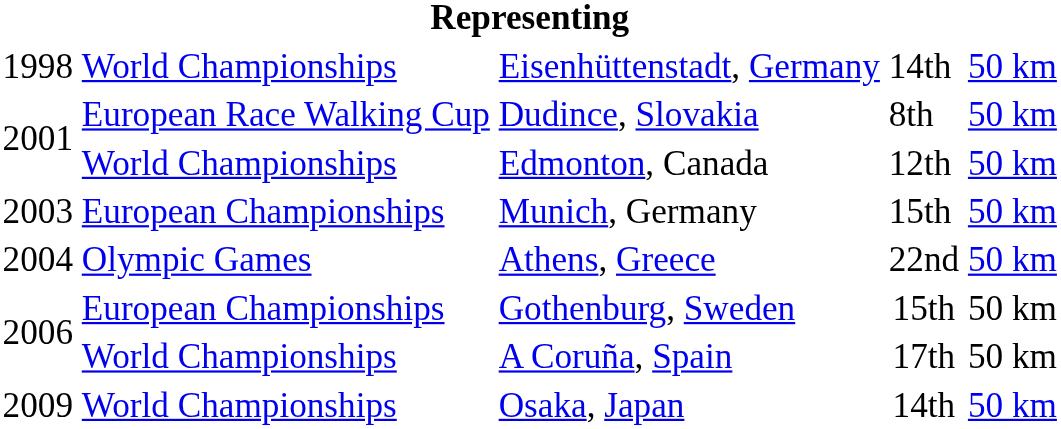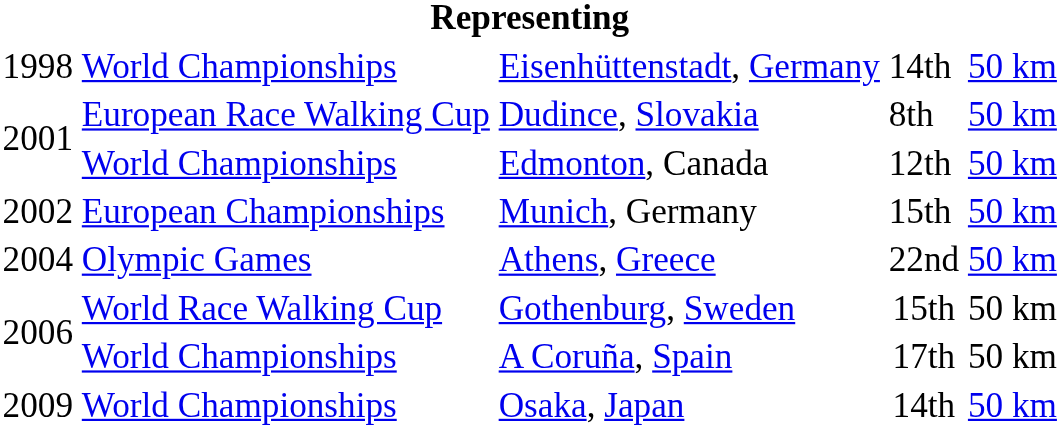(38, 211) 2003 -> (38, 211) 2002
(263, 308) European Championships -> (262, 308) World Race Walking Cup
